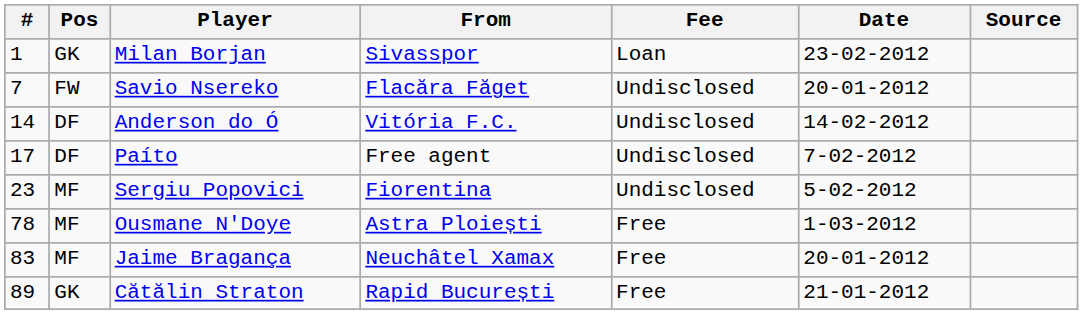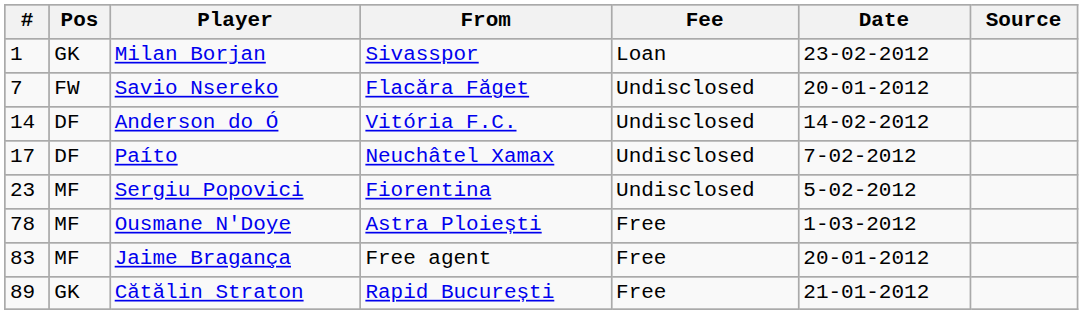(428, 158) Free agent -> (460, 158) Neuchâtel Xamax
(460, 259) Neuchâtel Xamax -> (428, 259) Free agent
